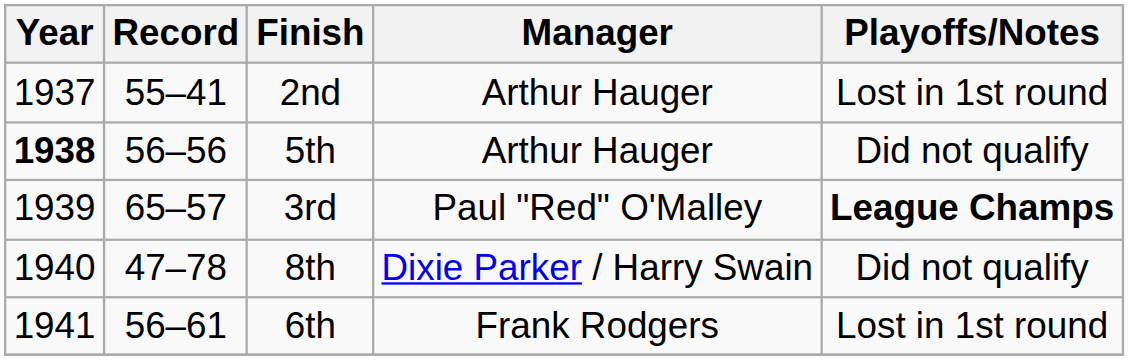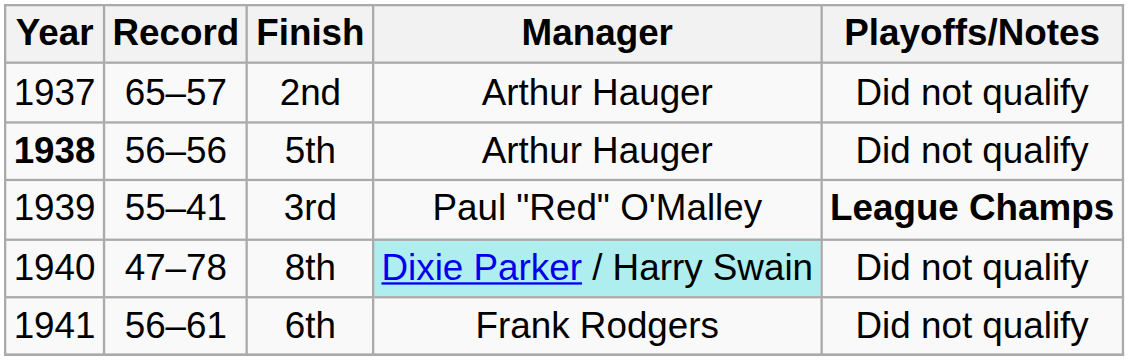(176, 92) 55–41 -> (176, 92) 65–57
(972, 92) Lost in 1st round -> (972, 92) Did not qualify
(176, 208) 65–57 -> (176, 208) 55–41
(597, 267) no background -> (597, 267) paleturquoise background
(972, 325) Lost in 1st round -> (972, 325) Did not qualify
